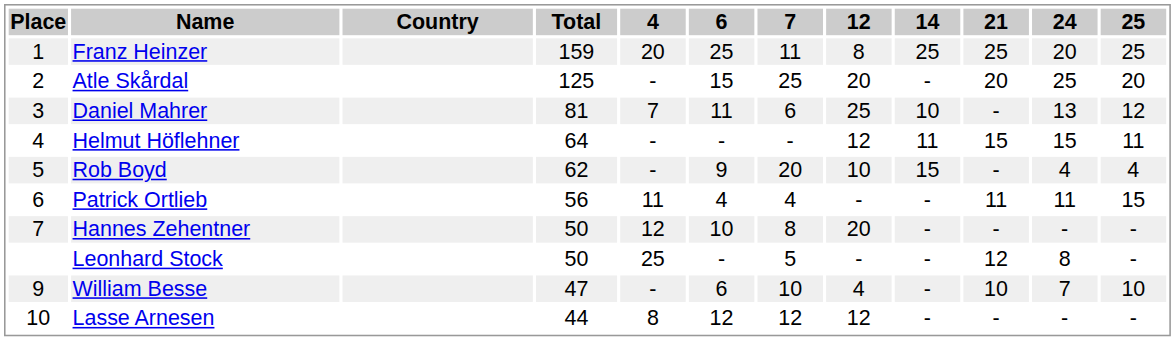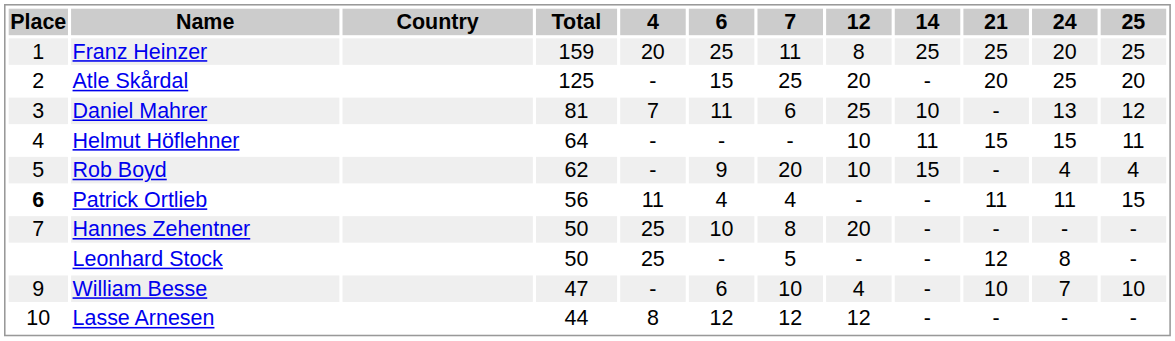(859, 140) 12 -> (859, 140) 10
(38, 200) normal -> (38, 200) bold
(653, 229) 12 -> (653, 229) 25
